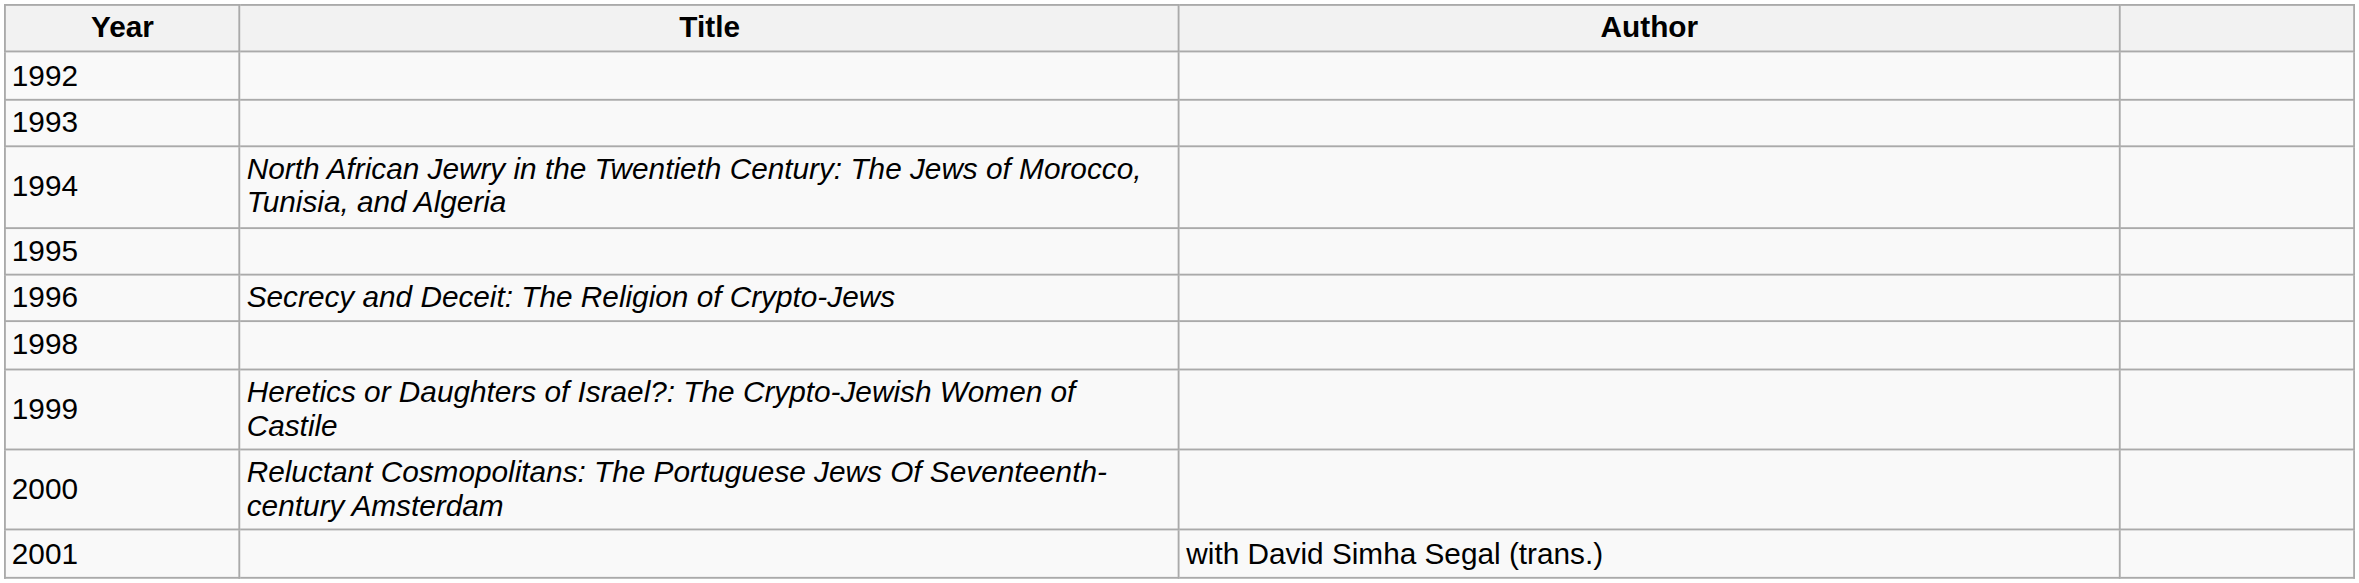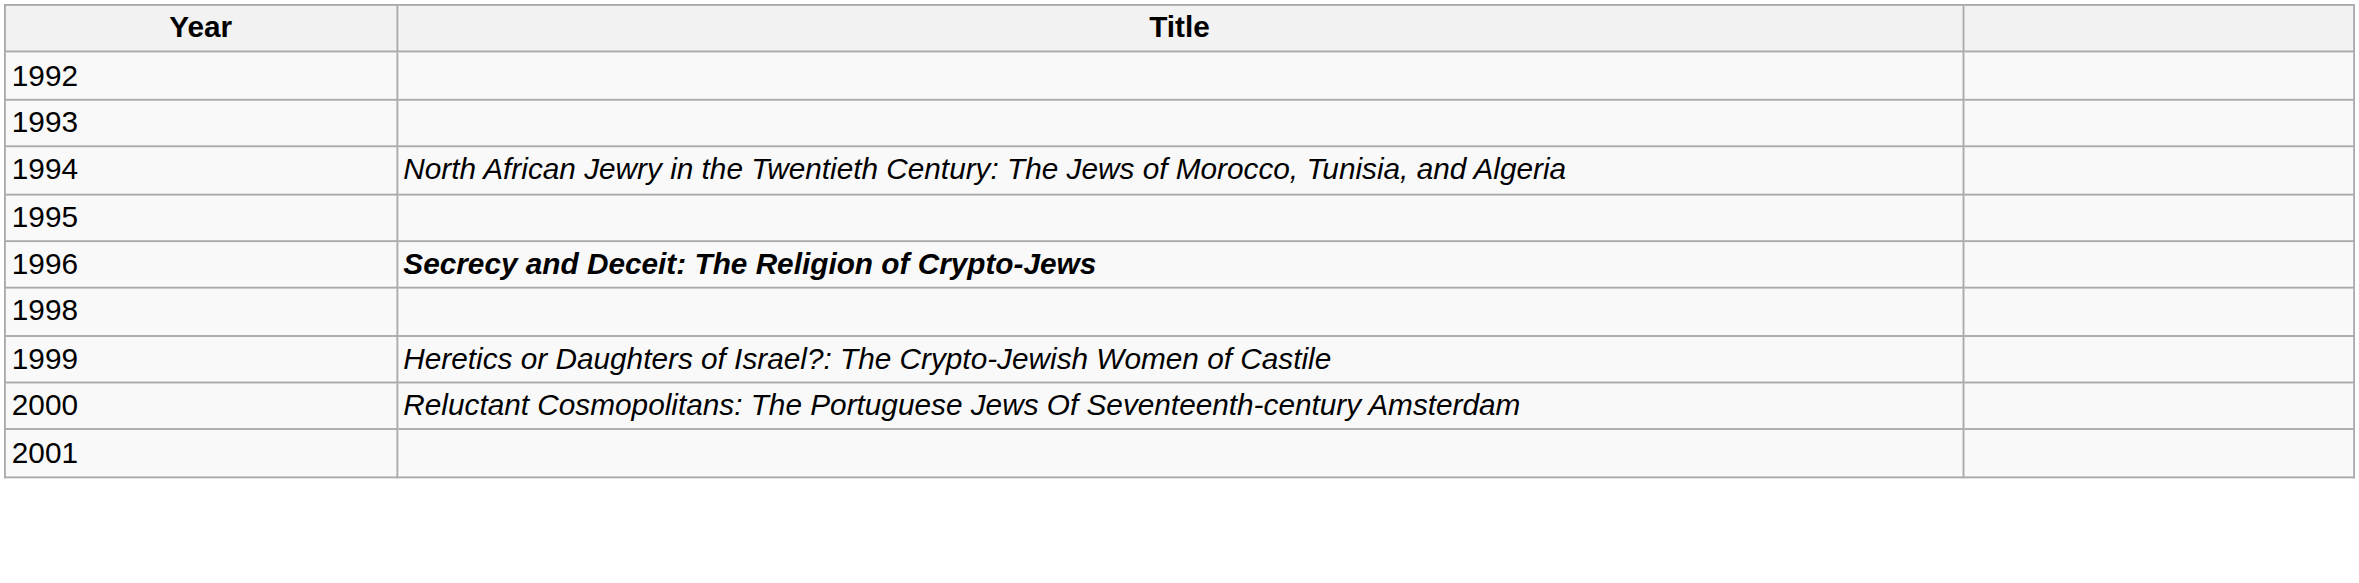- column: (1649, 28)
(571, 297) normal -> (750, 264) bold
